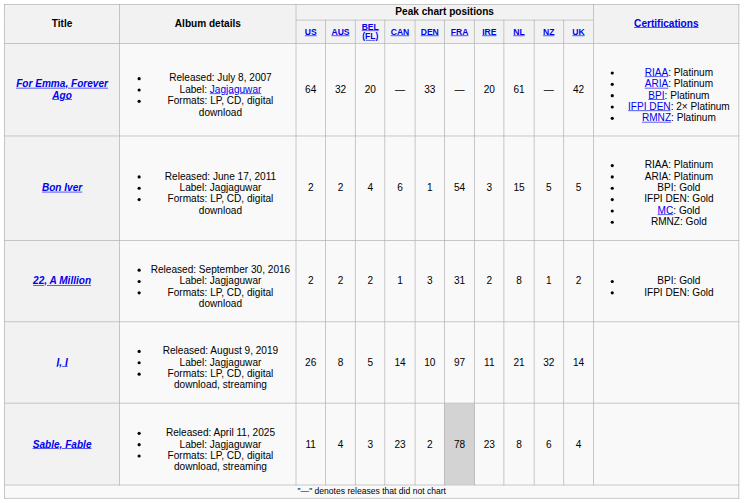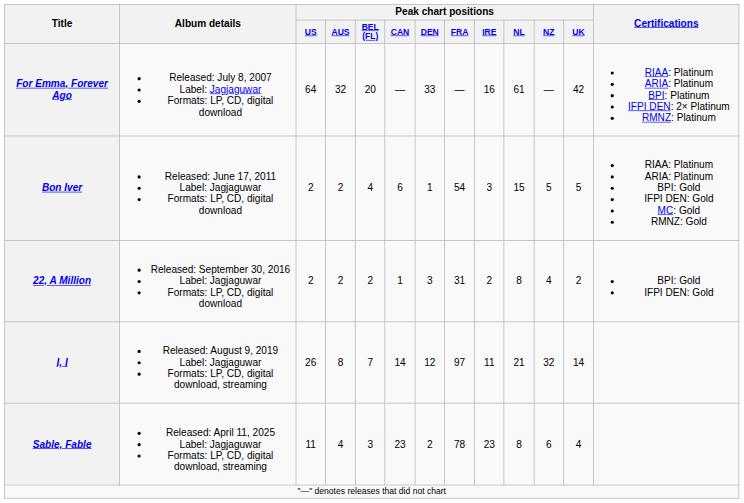(489, 89) 20 -> (489, 89) 16
(549, 281) 1 -> (549, 281) 4
(370, 362) 5 -> (370, 362) 7
(430, 362) 10 -> (430, 362) 12
(460, 444) lightgrey background -> (460, 444) no background
